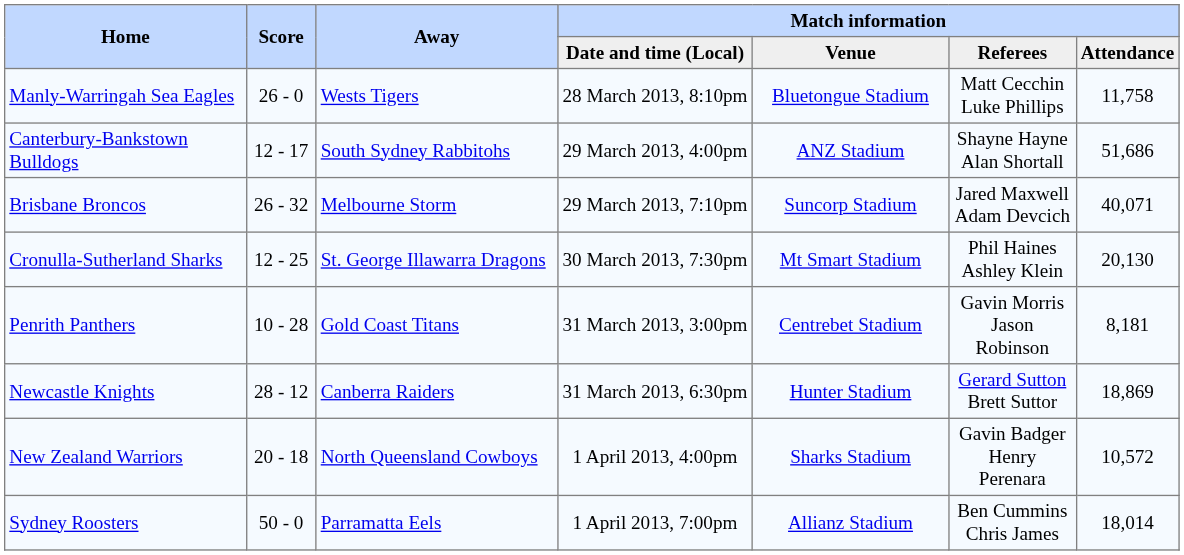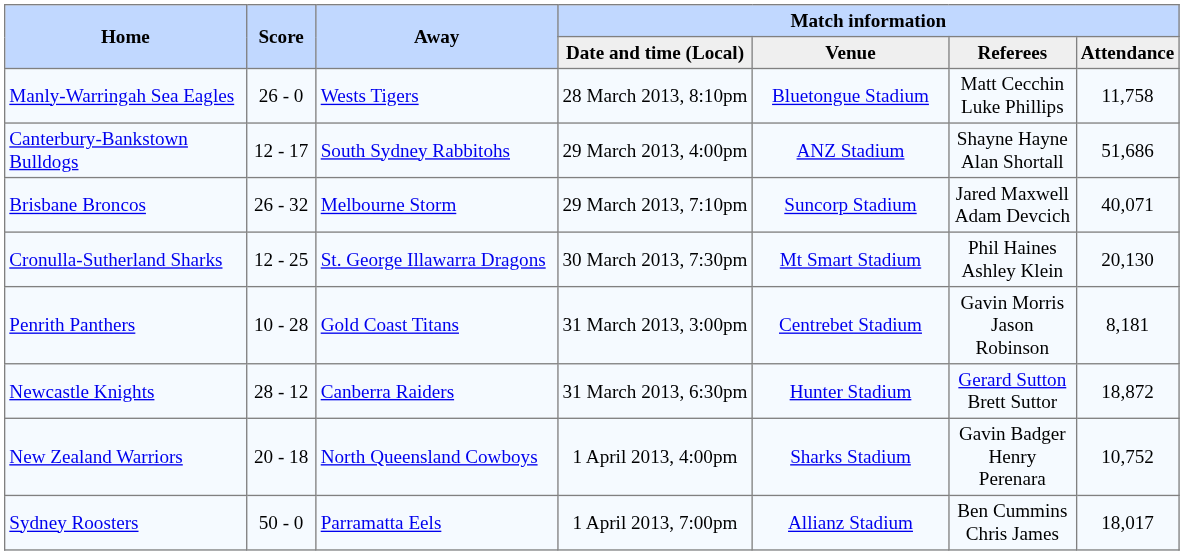(1128, 390) 18,869 -> (1128, 390) 18,872
(1128, 456) 10,572 -> (1128, 456) 10,752
(1128, 522) 18,014 -> (1128, 522) 18,017
